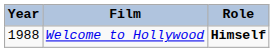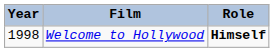(24, 37) 1988 -> (24, 37) 1998
